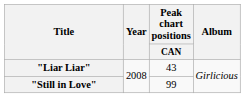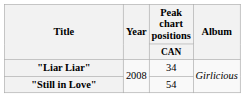(171, 68) 43 -> (171, 68) 34
(171, 84) 99 -> (171, 84) 54
